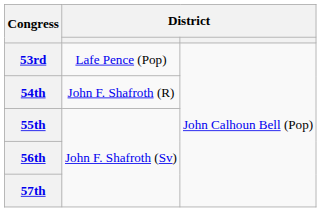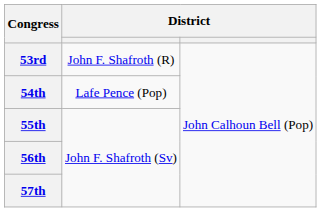(121, 59) Lafe Pence (Pop) -> (121, 59) John F. Shafroth (R)
(121, 92) John F. Shafroth (R) -> (121, 92) Lafe Pence (Pop)
